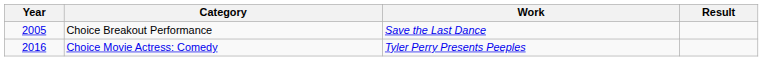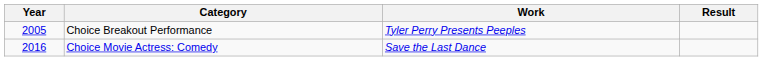(435, 30) Save the Last Dance -> (455, 30) Tyler Perry Presents Peeples
(455, 47) Tyler Perry Presents Peeples -> (435, 47) Save the Last Dance
